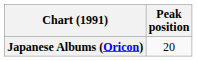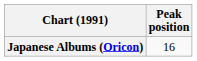(169, 46) 20 -> (169, 46) 16
